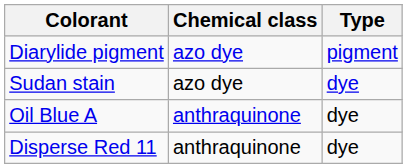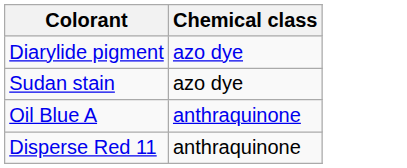- column: (362, 20)
